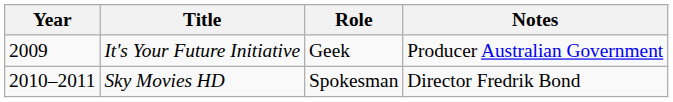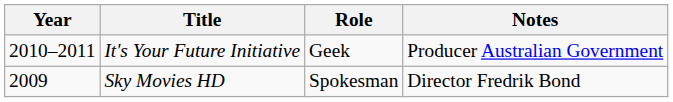(28, 50) 2009 -> (52, 50) 2010–2011
(52, 81) 2010–2011 -> (28, 81) 2009
